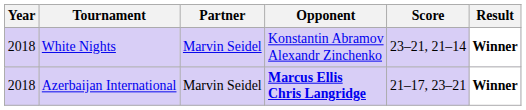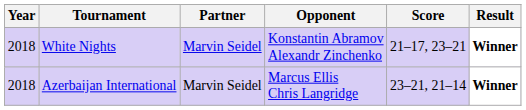(428, 47) 23–21, 21–14 -> (428, 47) 21–17, 23–21
(317, 86) bold -> (313, 86) normal
(428, 86) 21–17, 23–21 -> (428, 86) 23–21, 21–14
